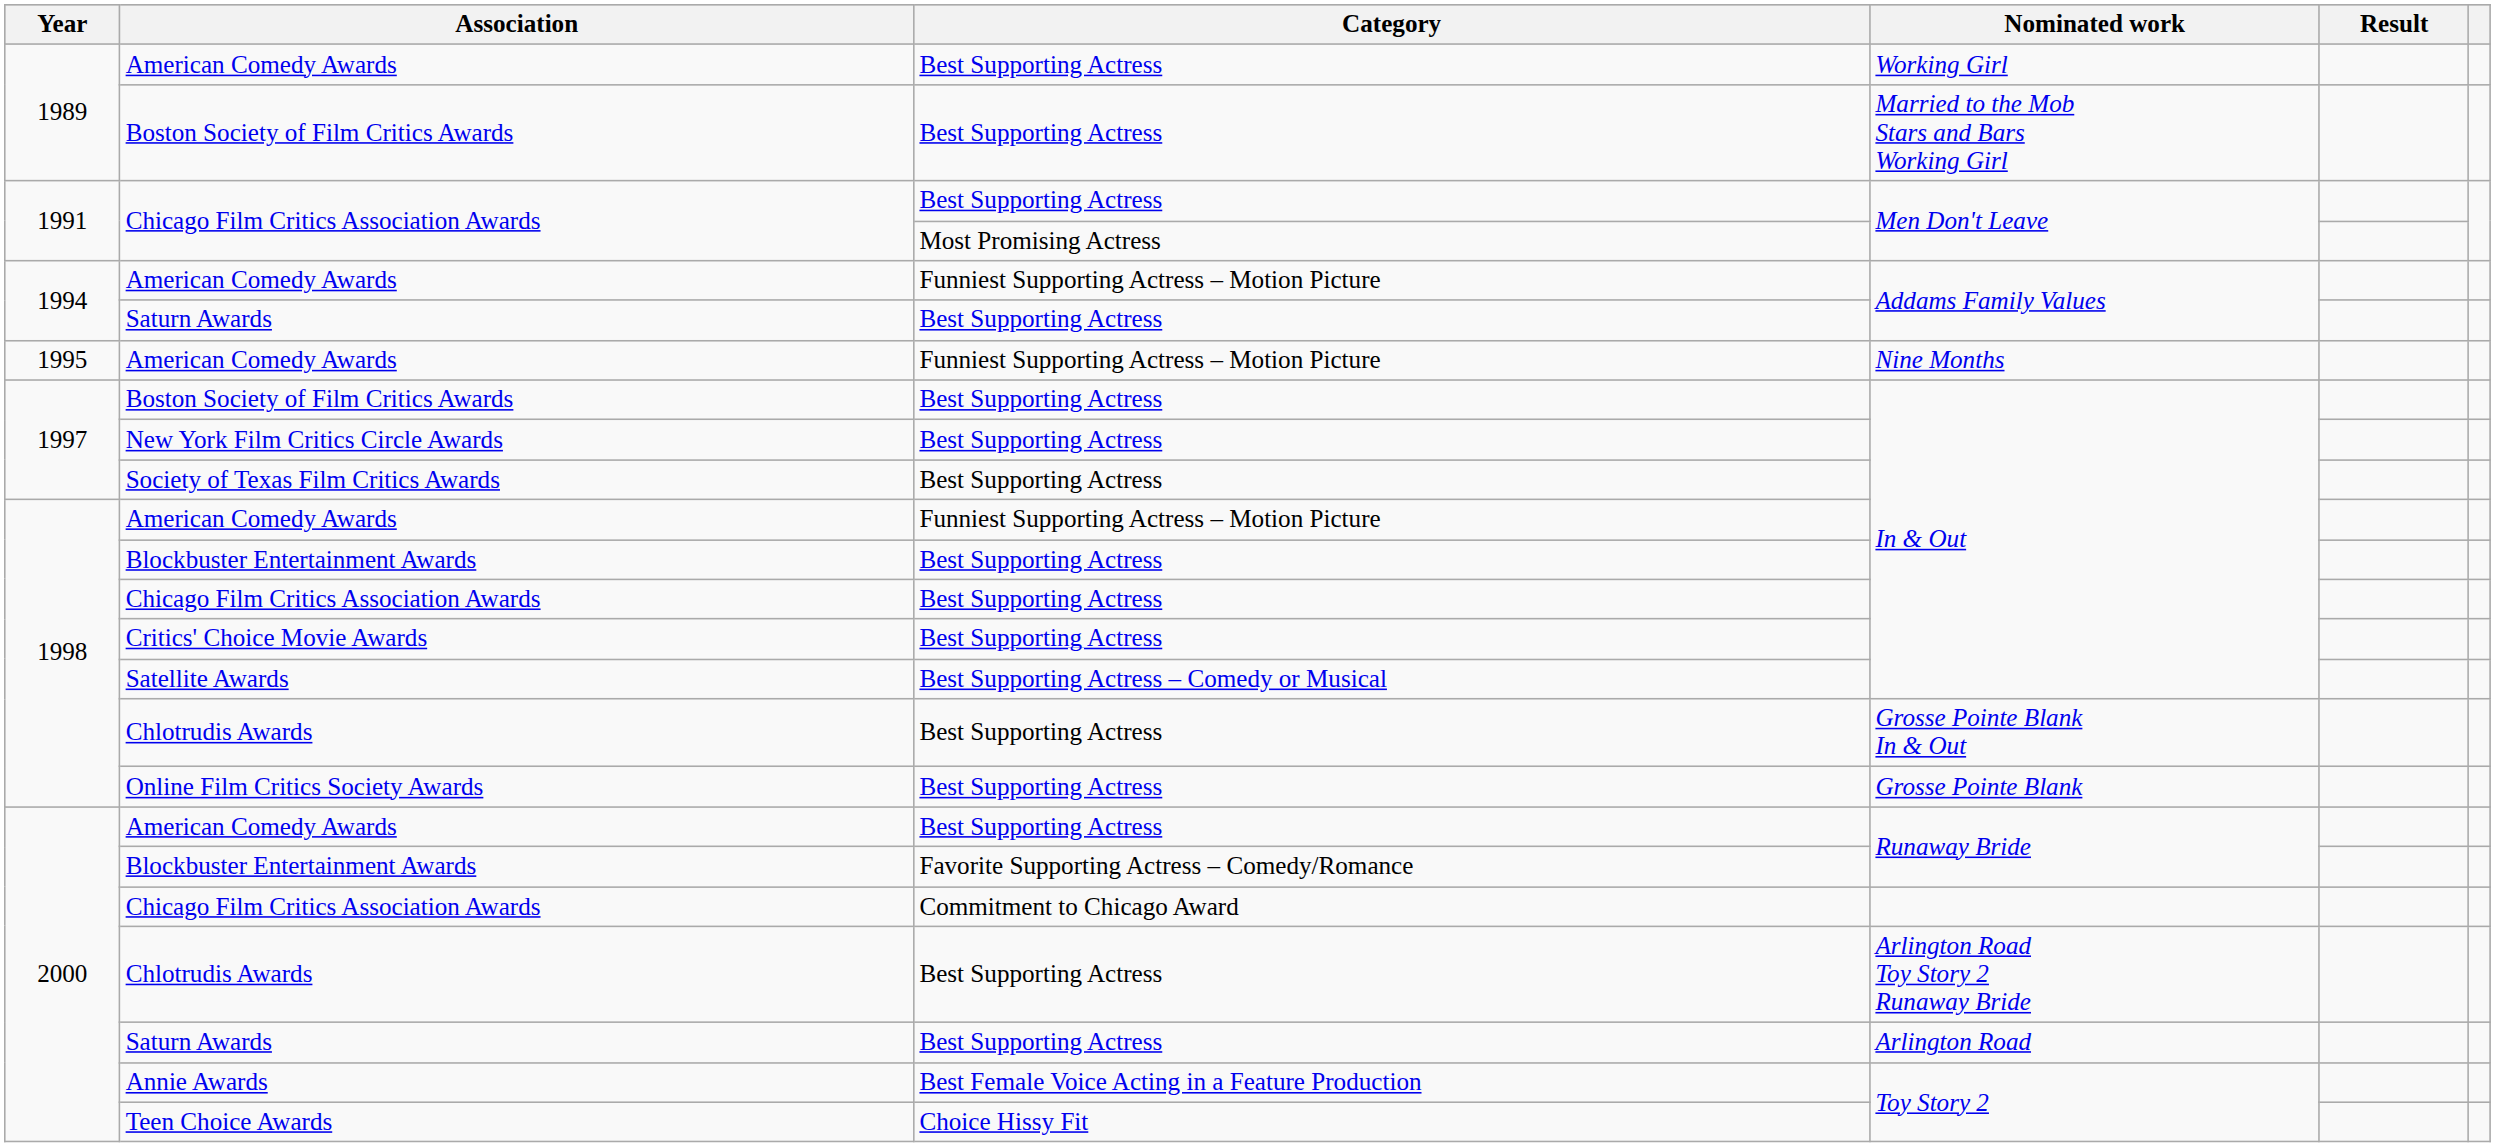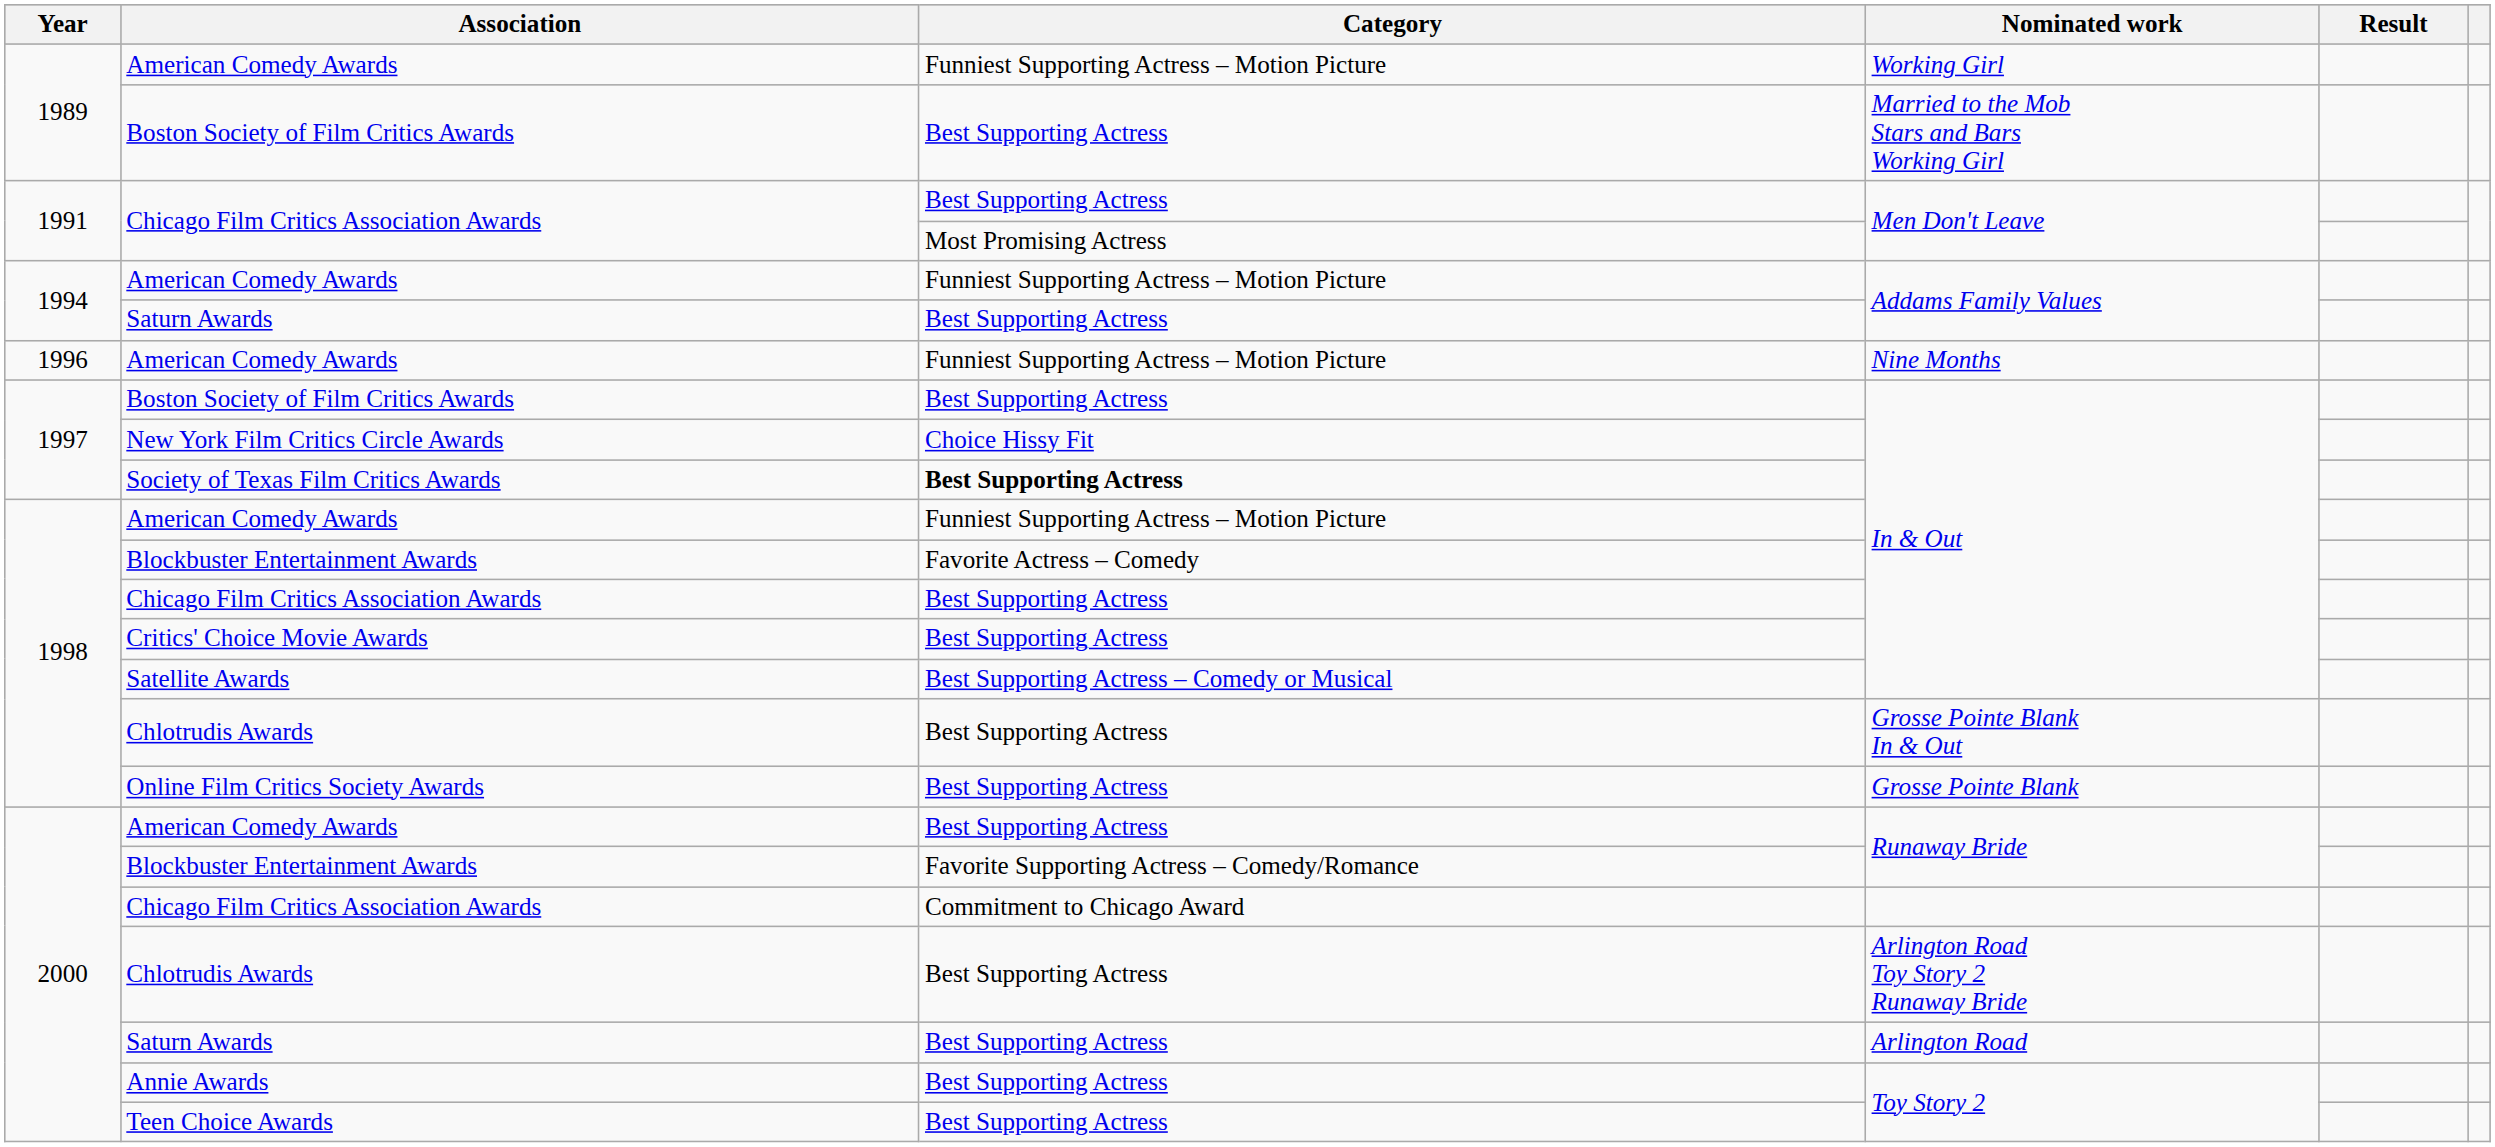(1041, 64) Best Supporting Actress -> (1156, 64) Funniest Supporting Actress – Motion Picture
(62, 359) 1995 -> (63, 359) 1996
(1041, 439) Best Supporting Actress -> (1009, 439) Choice Hissy Fit
(1041, 479) normal -> (1054, 479) bold
(1041, 559) Best Supporting Actress -> (1062, 559) Favorite Actress – Comedy
(1170, 1082) Best Female Voice Acting in a Feature Production -> (1046, 1082) Best Supporting Actress
(1004, 1121) Choice Hissy Fit -> (1046, 1121) Best Supporting Actress
